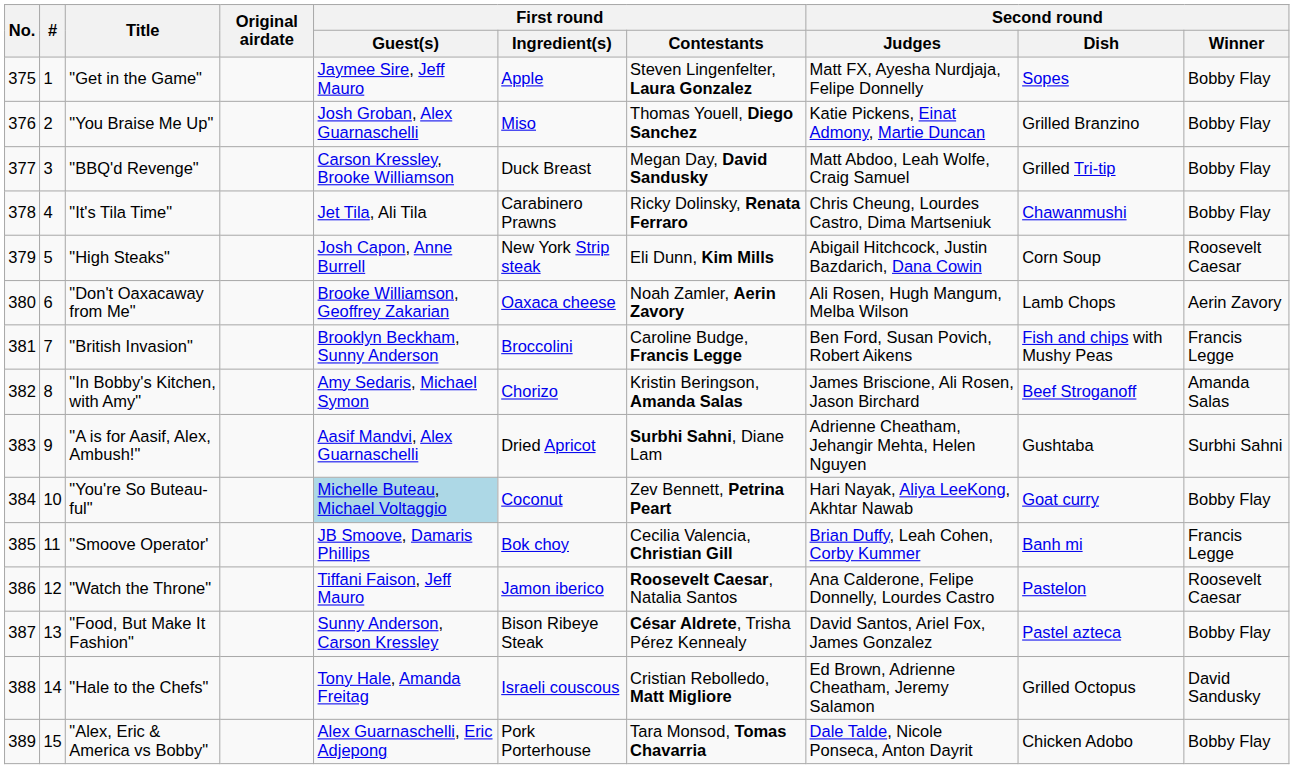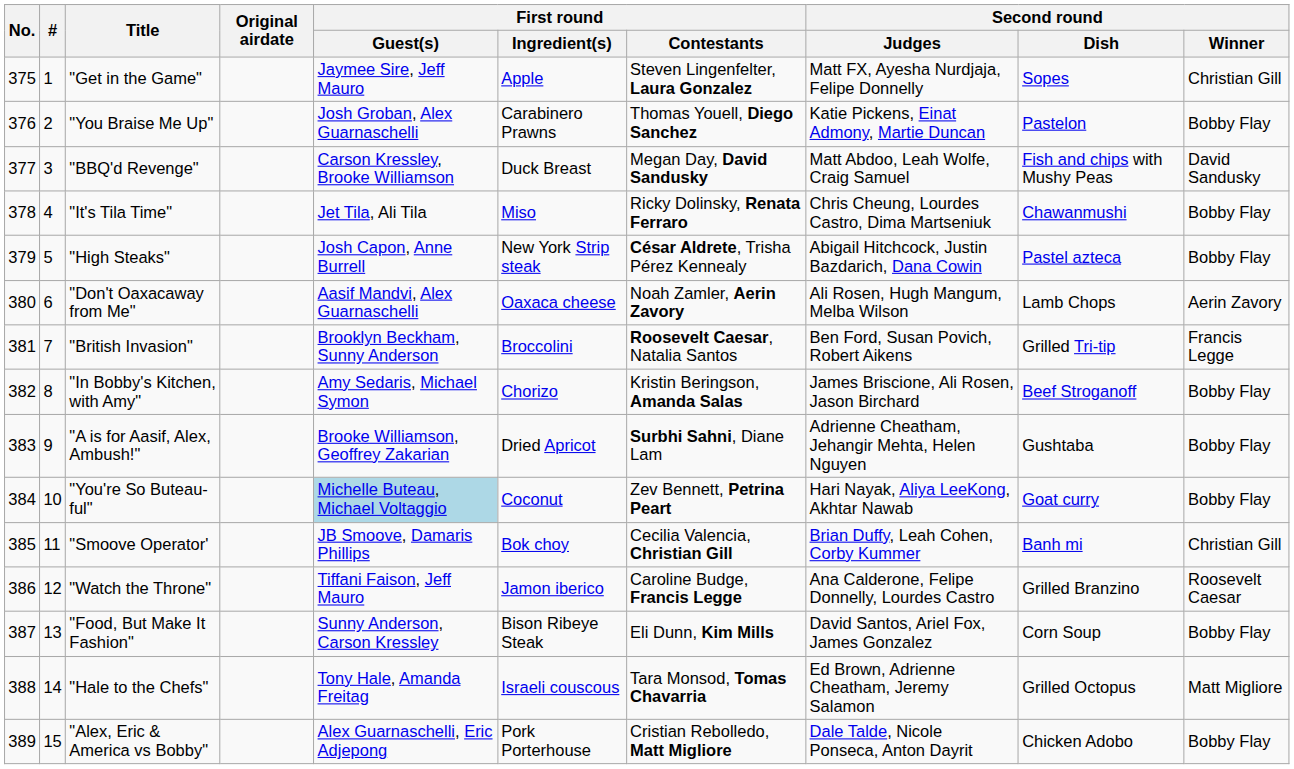(1229, 79) Bobby Flay -> (1235, 79) Christian Gill
(519, 123) Miso -> (542, 123) Carabinero Prawns
(1081, 123) Grilled Branzino -> (1054, 123) Pastelon
(1069, 168) Grilled Tri-tip -> (1092, 168) Fish and chips with Mushy Peas
(1229, 168) Bobby Flay -> (1224, 168) David Sandusky
(542, 213) Carabinero Prawns -> (519, 213) Miso
(702, 257) Eli Dunn, Kim Mills -> (710, 257) César Aldrete, Trisha Pérez Kennealy
(1062, 257) Corn Soup -> (1072, 257) Pastel azteca
(1225, 257) Roosevelt Caesar -> (1229, 257) Bobby Flay
(388, 302) Brooke Williamson, Geoffrey Zakarian -> (385, 302) Aasif Mandvi, Alex Guarnaschelli
(689, 347) Caroline Budge, Francis Legge -> (702, 347) Roosevelt Caesar, Natalia Santos
(1092, 347) Fish and chips with Mushy Peas -> (1069, 347) Grilled Tri-tip
(1219, 391) Amanda Salas -> (1229, 391) Bobby Flay
(385, 445) Aasif Mandvi, Alex Guarnaschelli -> (388, 445) Brooke Williamson, Geoffrey Zakarian
(1235, 445) Surbhi Sahni -> (1229, 445) Bobby Flay
(1215, 544) Francis Legge -> (1235, 544) Christian Gill
(702, 589) Roosevelt Caesar, Natalia Santos -> (689, 589) Caroline Budge, Francis Legge
(1054, 589) Pastelon -> (1081, 589) Grilled Branzino
(710, 633) César Aldrete, Trisha Pérez Kennealy -> (702, 633) Eli Dunn, Kim Mills
(1072, 633) Pastel azteca -> (1062, 633) Corn Soup
(700, 687) Cristian Rebolledo, Matt Migliore -> (708, 687) Tara Monsod, Tomas Chavarria
(1224, 687) David Sandusky -> (1235, 687) Matt Migliore
(708, 741) Tara Monsod, Tomas Chavarria -> (700, 741) Cristian Rebolledo, Matt Migliore
